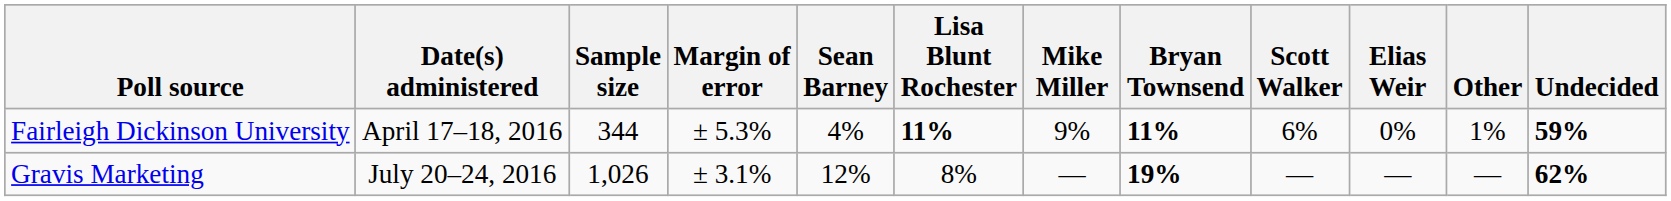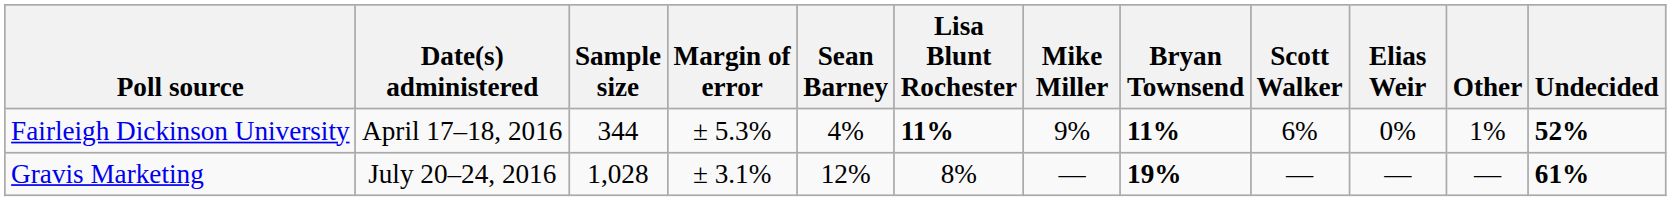(1562, 130) 59% -> (1562, 130) 52%
(618, 173) 1,026 -> (618, 173) 1,028
(1562, 173) 62% -> (1562, 173) 61%
